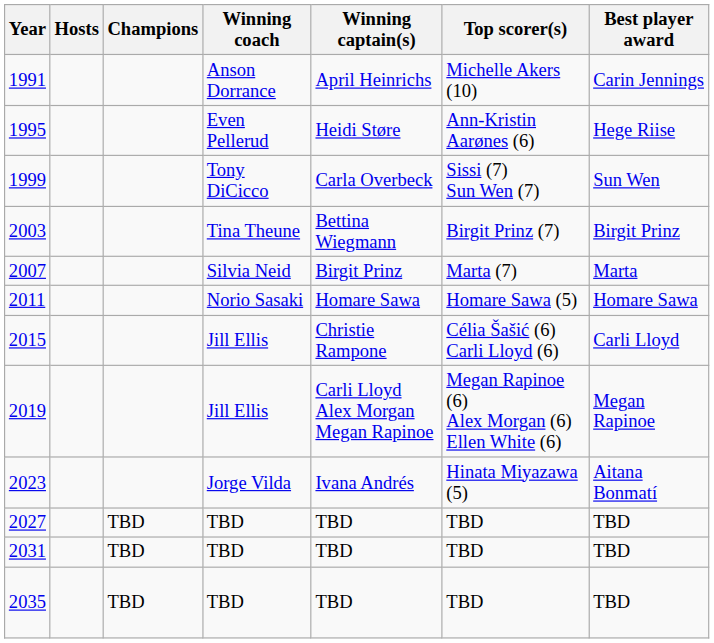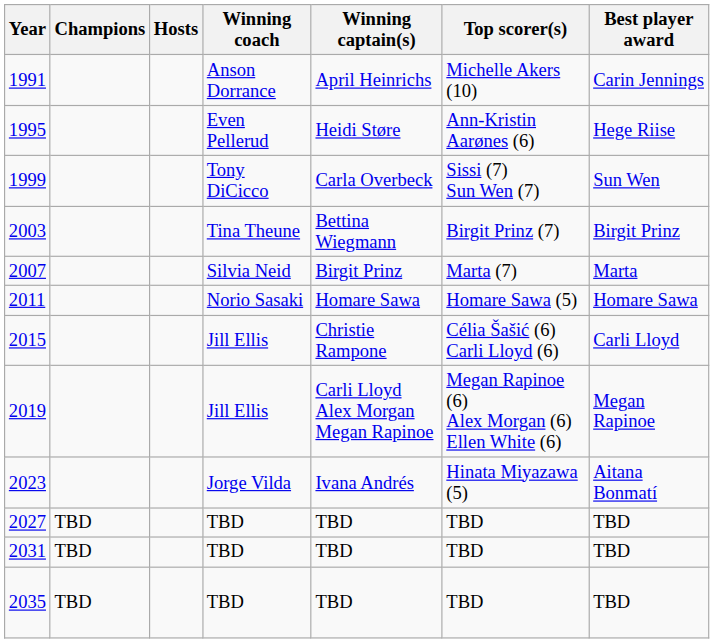columns swapped: (77, 29) <-> (153, 29)
